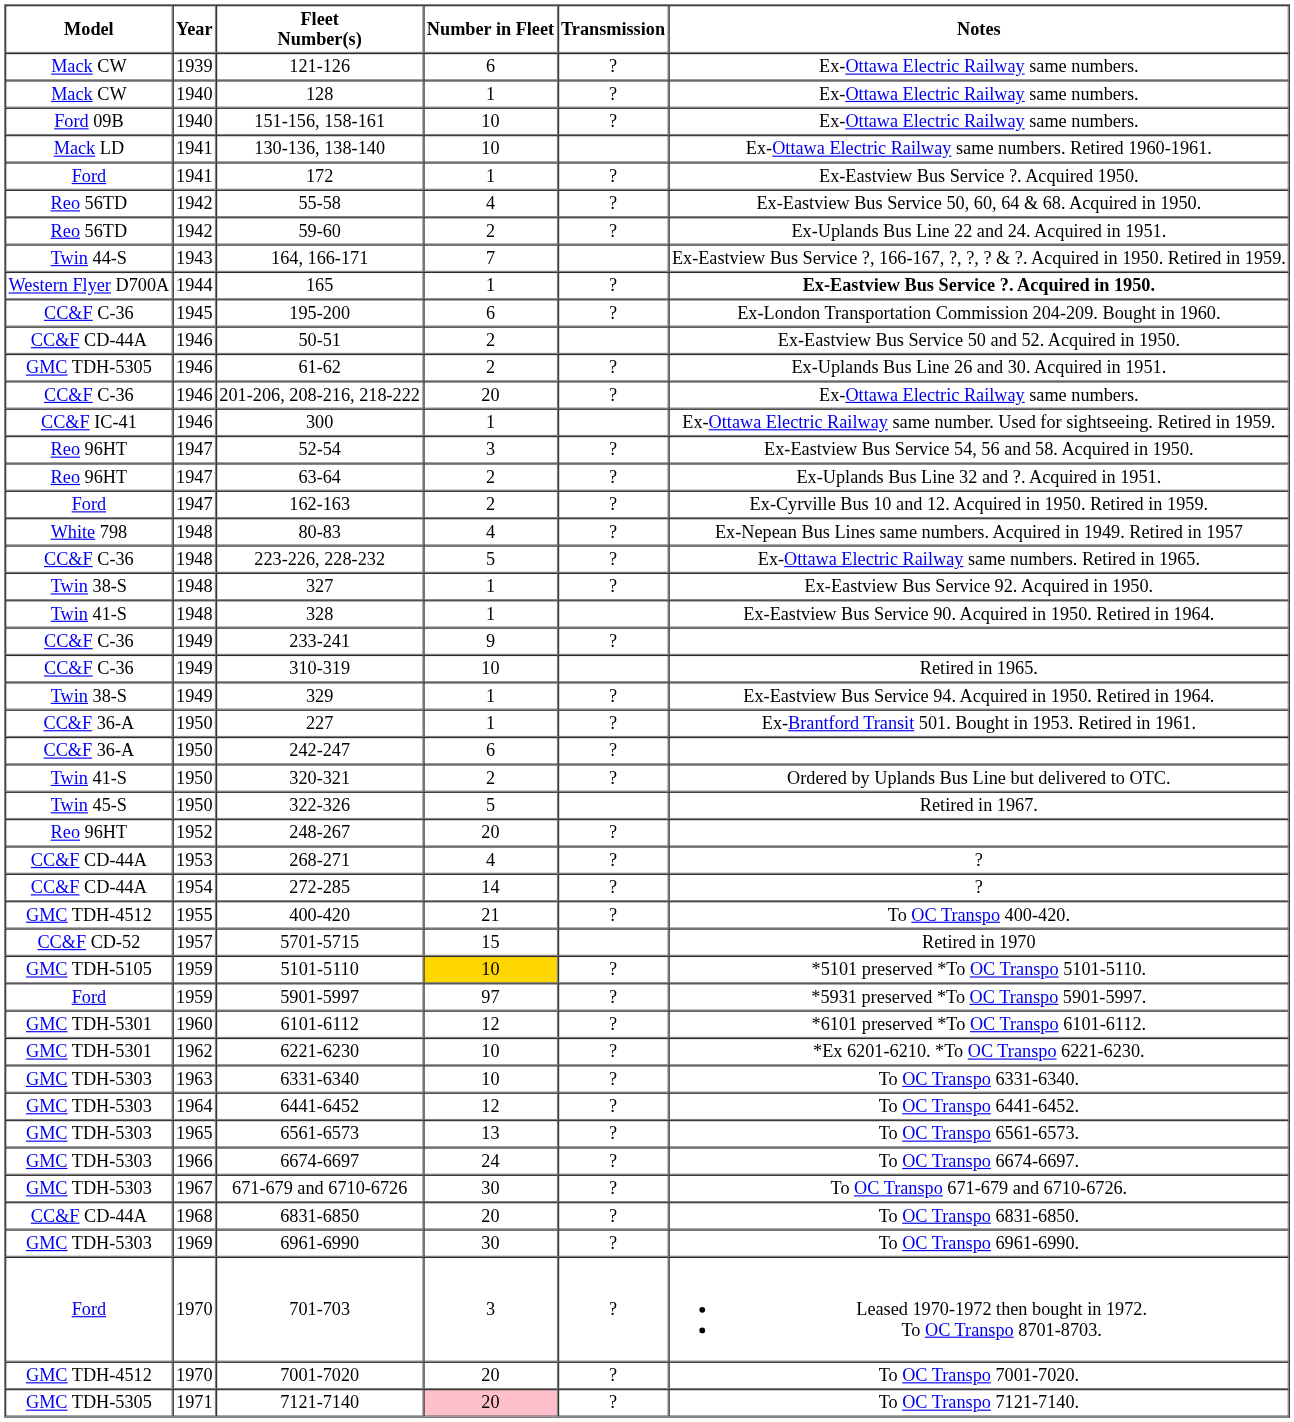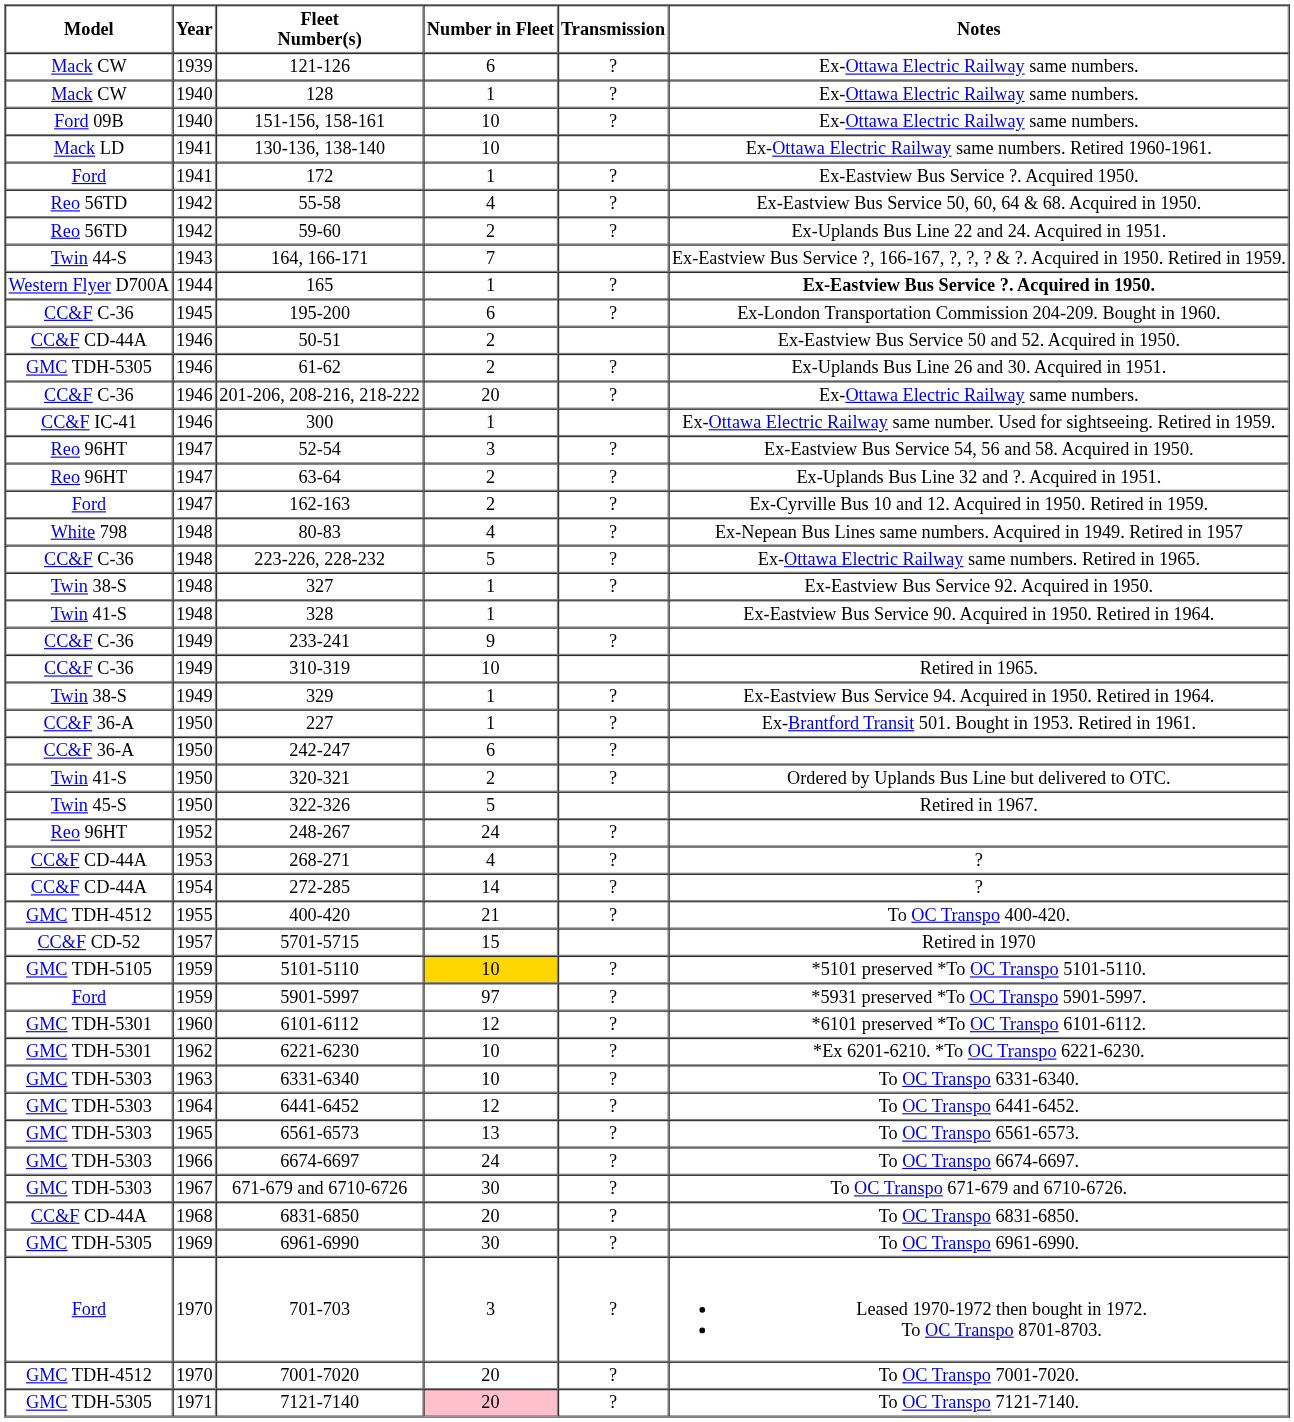(490, 832) 20 -> (490, 832) 24
(89, 1243) GMC TDH-5303 -> (89, 1243) GMC TDH-5305
